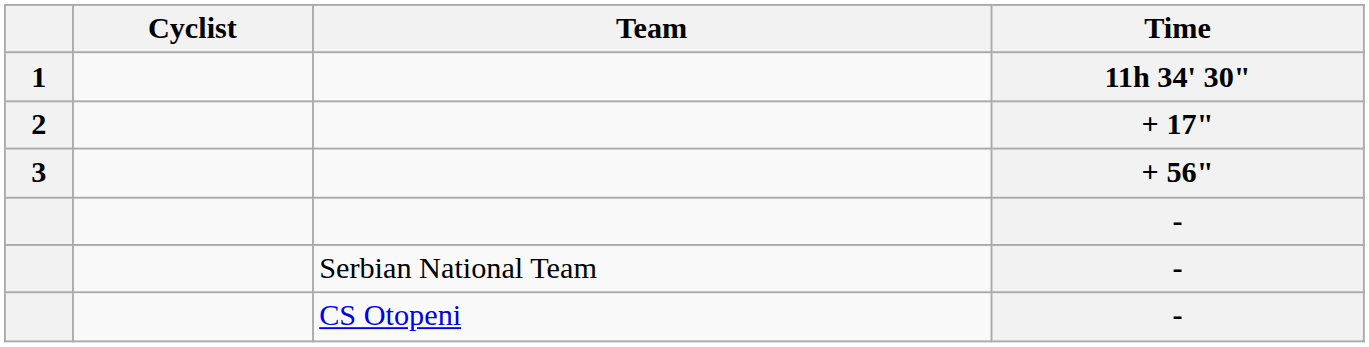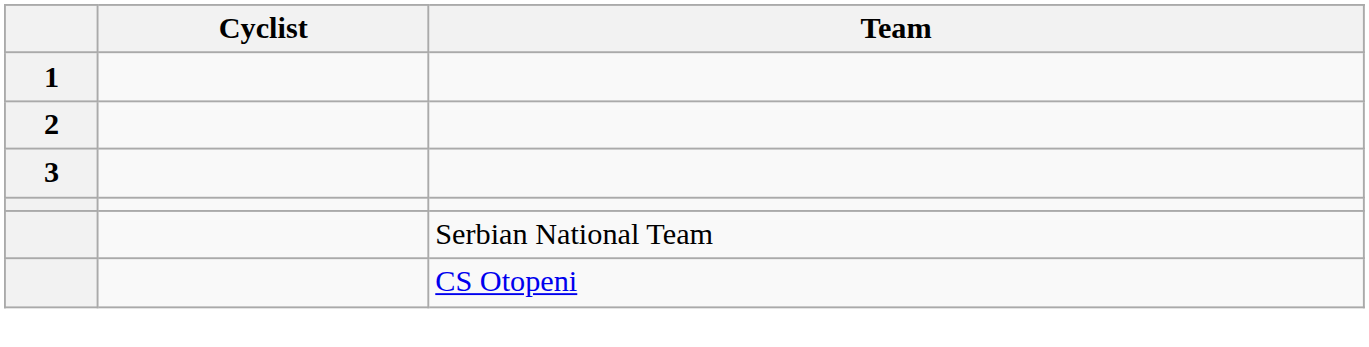- column: (1177, 28)
